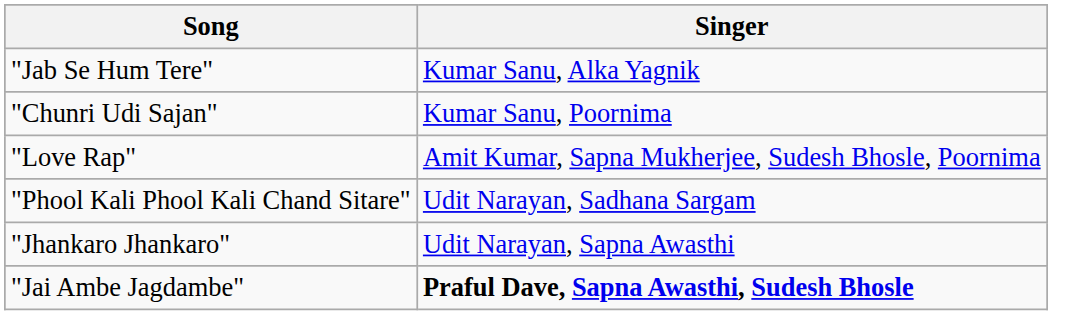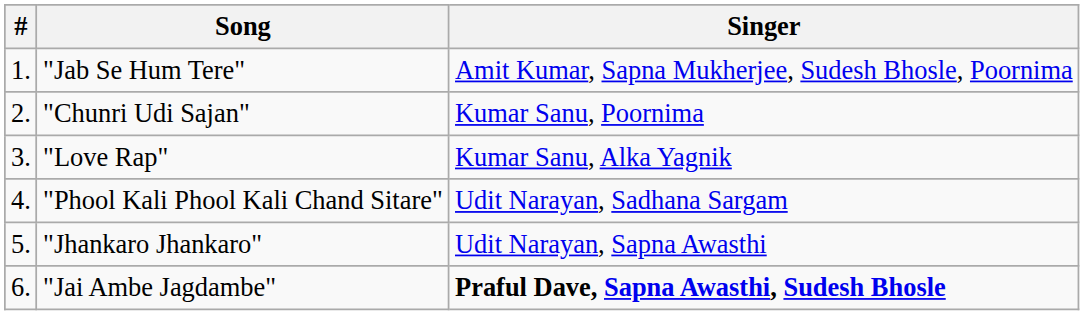+ column: (21, 26)
(561, 70) Kumar Sanu, Alka Yagnik -> (764, 70) Amit Kumar, Sapna Mukherjee, Sudesh Bhosle, Poornima
(732, 157) Amit Kumar, Sapna Mukherjee, Sudesh Bhosle, Poornima -> (593, 157) Kumar Sanu, Alka Yagnik
